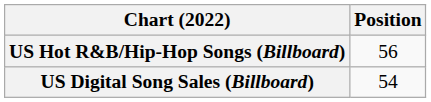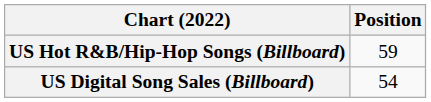(388, 50) 56 -> (388, 50) 59
